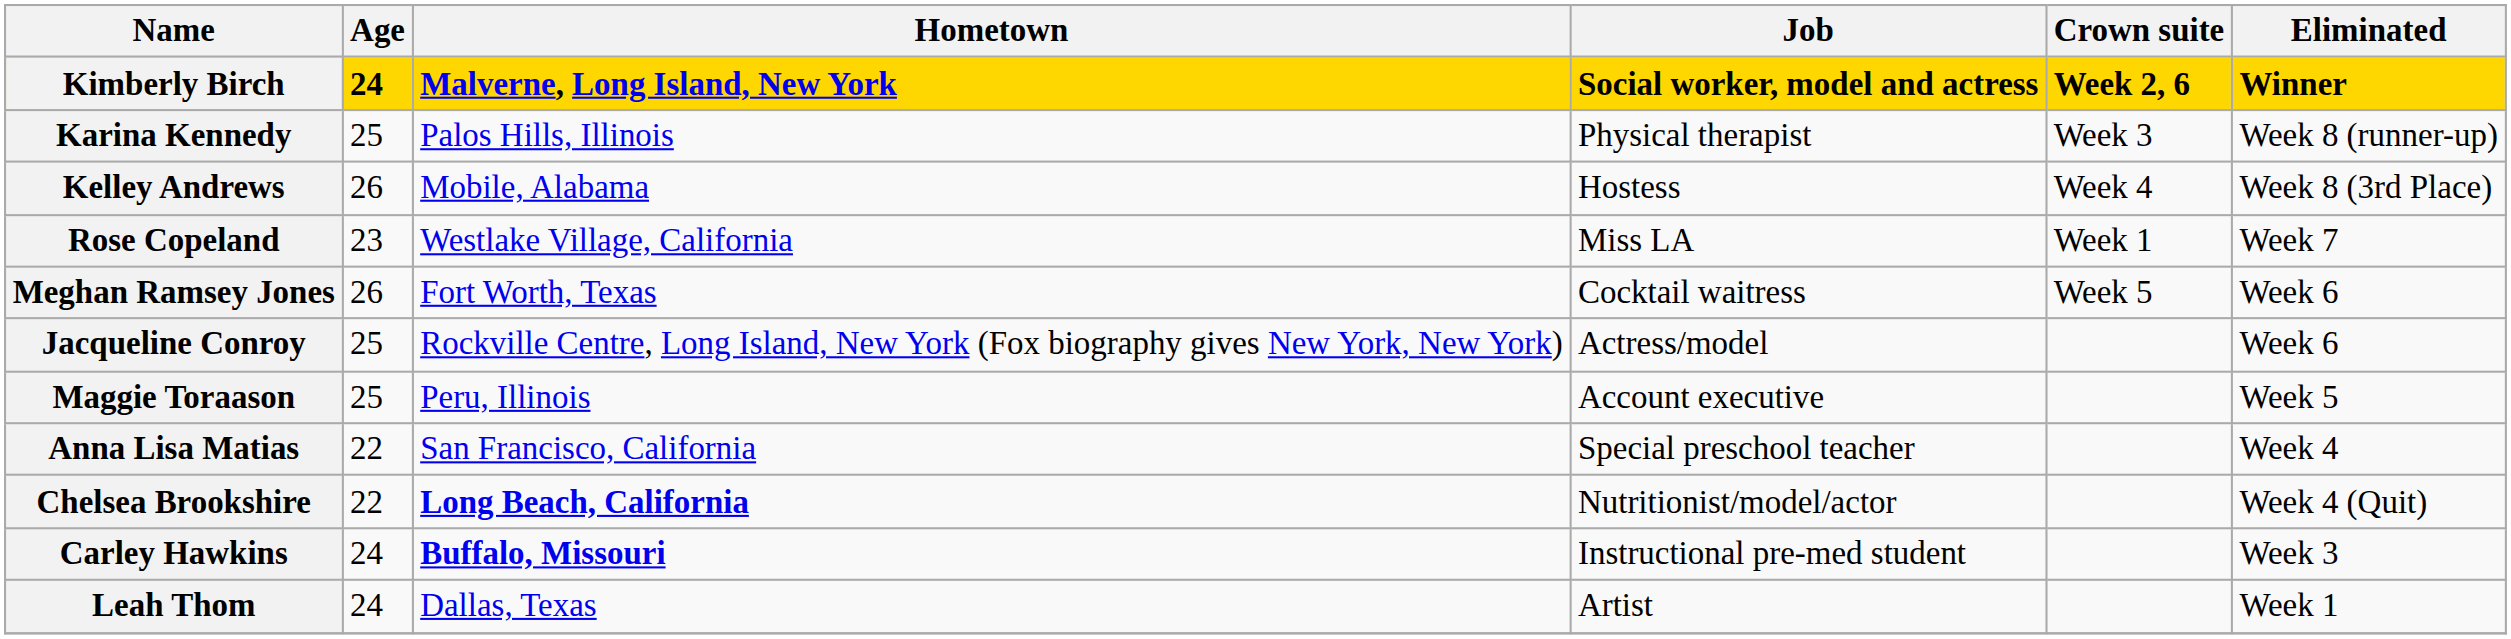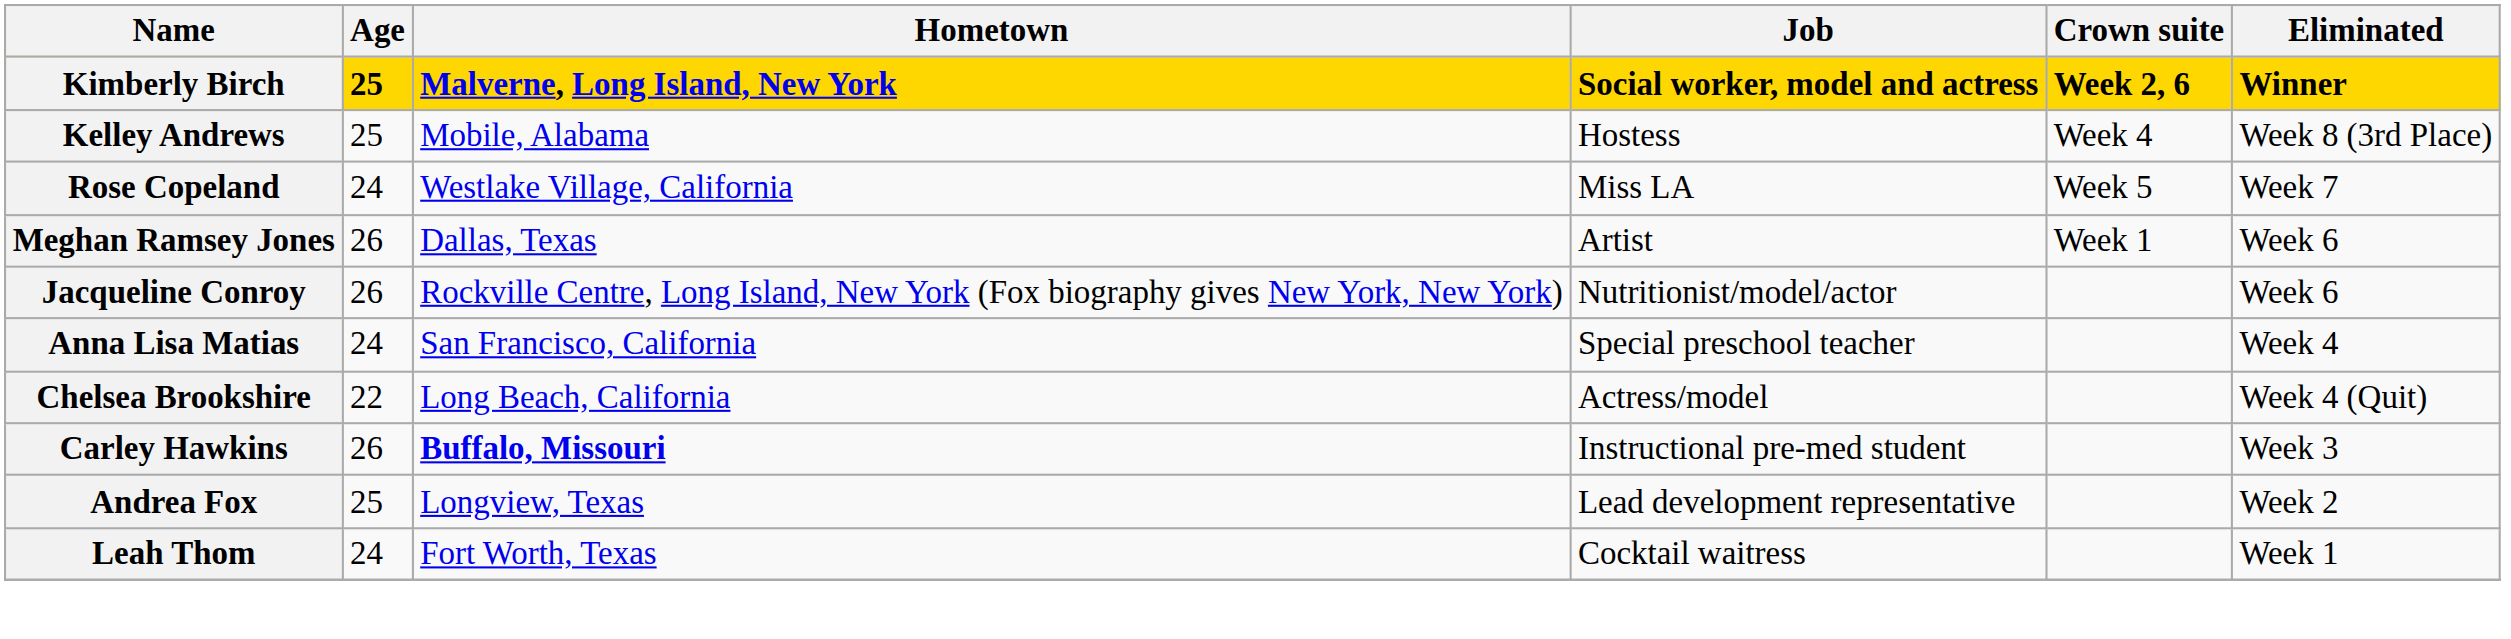(367, 82) 24 -> (367, 82) 25
- row: (174, 135)
(367, 187) 26 -> (367, 135) 25
(367, 239) 23 -> (367, 187) 24
(2103, 239) Week 1 -> (2103, 187) Week 5
(538, 291) Fort Worth, Texas -> (508, 239) Dallas, Texas
(1692, 291) Cocktail waitress -> (1615, 239) Artist
(2103, 291) Week 5 -> (2103, 239) Week 1
(367, 344) 25 -> (367, 291) 26
(1673, 344) Actress/model -> (1737, 291) Nutritionist/model/actor
- row: (174, 396)
(367, 448) 22 -> (367, 344) 24
(585, 501) bold -> (575, 396) normal
(1737, 501) Nutritionist/model/actor -> (1673, 396) Actress/model
(367, 553) 24 -> (367, 448) 26
+ row: (174, 501)
(508, 605) Dallas, Texas -> (538, 553) Fort Worth, Texas
(1615, 605) Artist -> (1692, 553) Cocktail waitress
